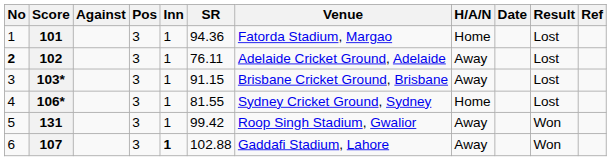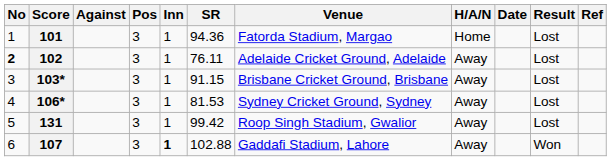(207, 101) 81.55 -> (207, 101) 81.53
(472, 101) Home -> (471, 101) Away
(547, 123) Won -> (546, 123) Lost
